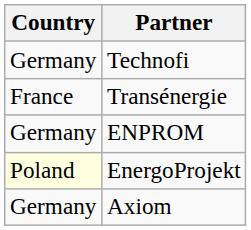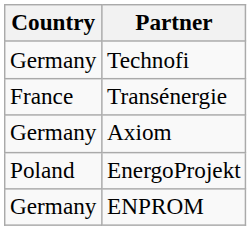rows swapped: (139, 206) <-> (155, 133)
(42, 170) lightyellow background -> (42, 170) no background
